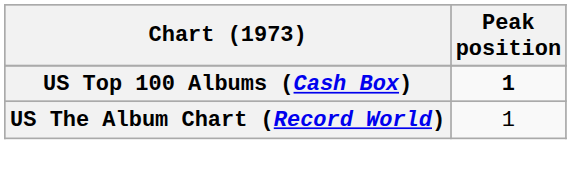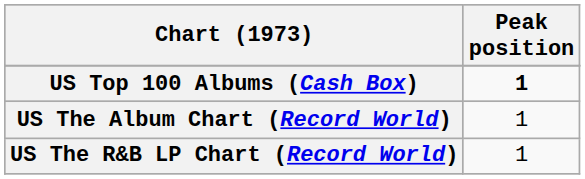+ row: (234, 156)
